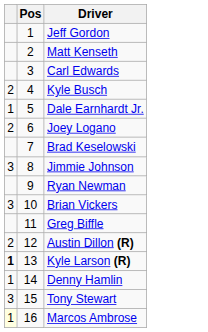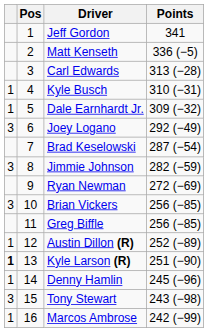+ column: (175, 14)
(11, 90) 2 -> (11, 90) 1
(11, 128) 2 -> (11, 128) 3
(11, 242) 2 -> (11, 242) 1
(11, 318) lightyellow background -> (11, 318) no background
